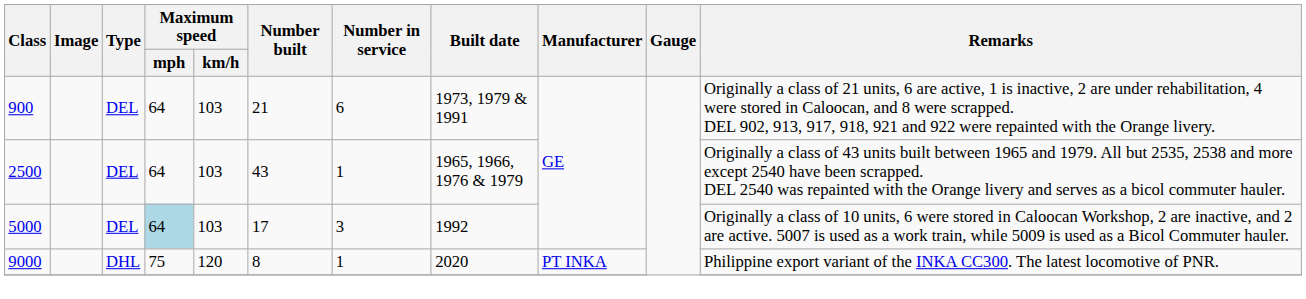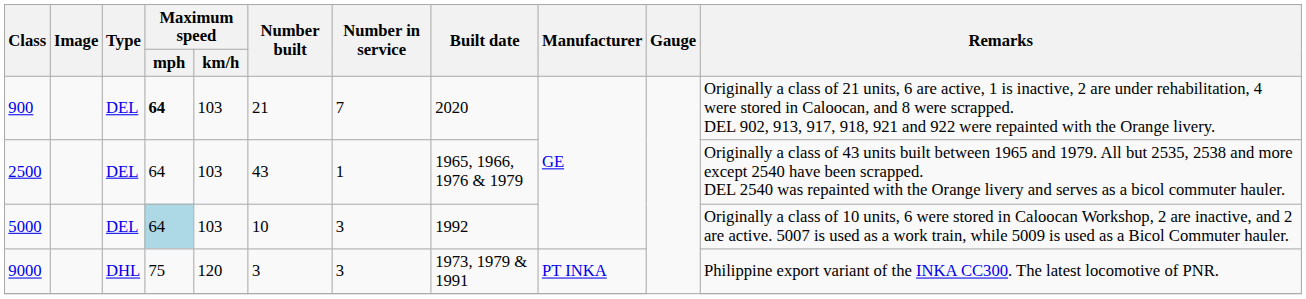(157, 107) normal -> (157, 107) bold
(340, 107) 6 -> (340, 107) 7
(481, 107) 1973, 1979 & 1991 -> (452, 107) 2020
(260, 226) 17 -> (260, 226) 10
(256, 261) 8 -> (256, 271) 3
(340, 261) 1 -> (340, 271) 3
(452, 261) 2020 -> (481, 271) 1973, 1979 & 1991
